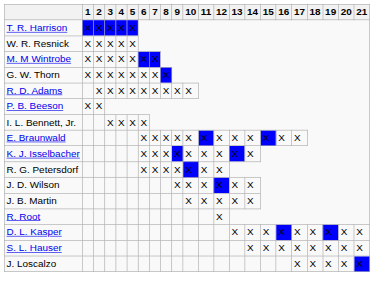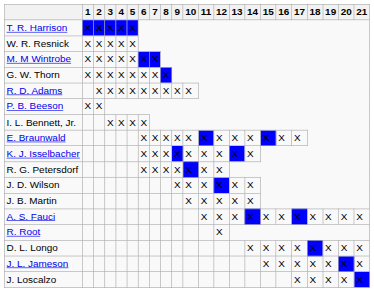(99, 28) normal -> (99, 28) bold
+ row: (31, 216)
- row: (34, 232)
- row: (34, 248)
+ row: (32, 248)
+ row: (37, 264)
